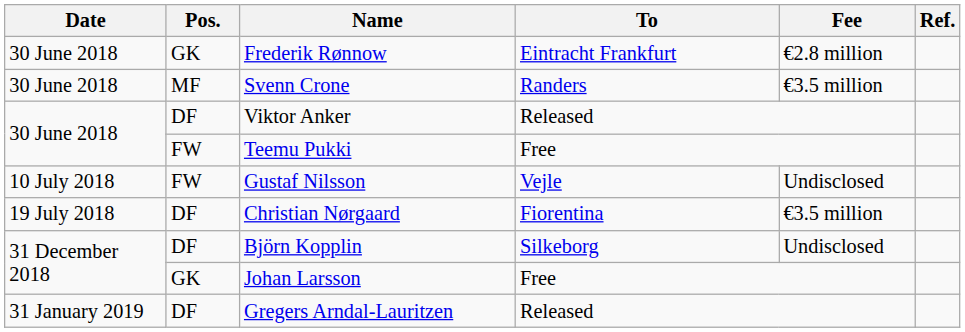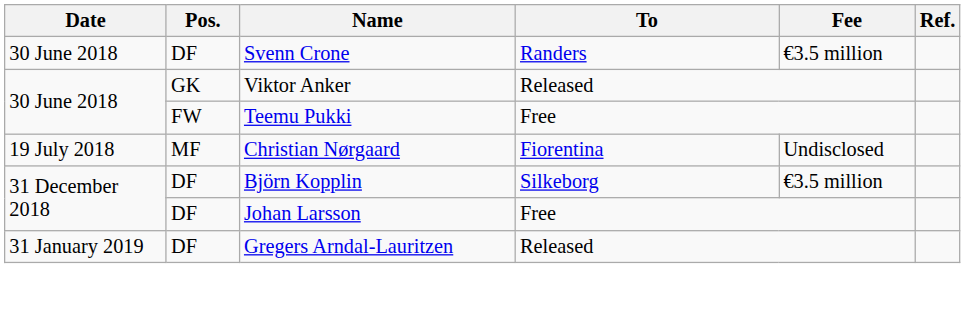- row: (315, 52)
(186, 85) MF -> (184, 52) DF
(184, 117) DF -> (186, 85) GK
- row: (305, 181)
(184, 213) DF -> (186, 149) MF
(833, 213) €3.5 million -> (834, 149) Undisclosed
(834, 246) Undisclosed -> (833, 181) €3.5 million
(186, 278) GK -> (184, 213) DF
